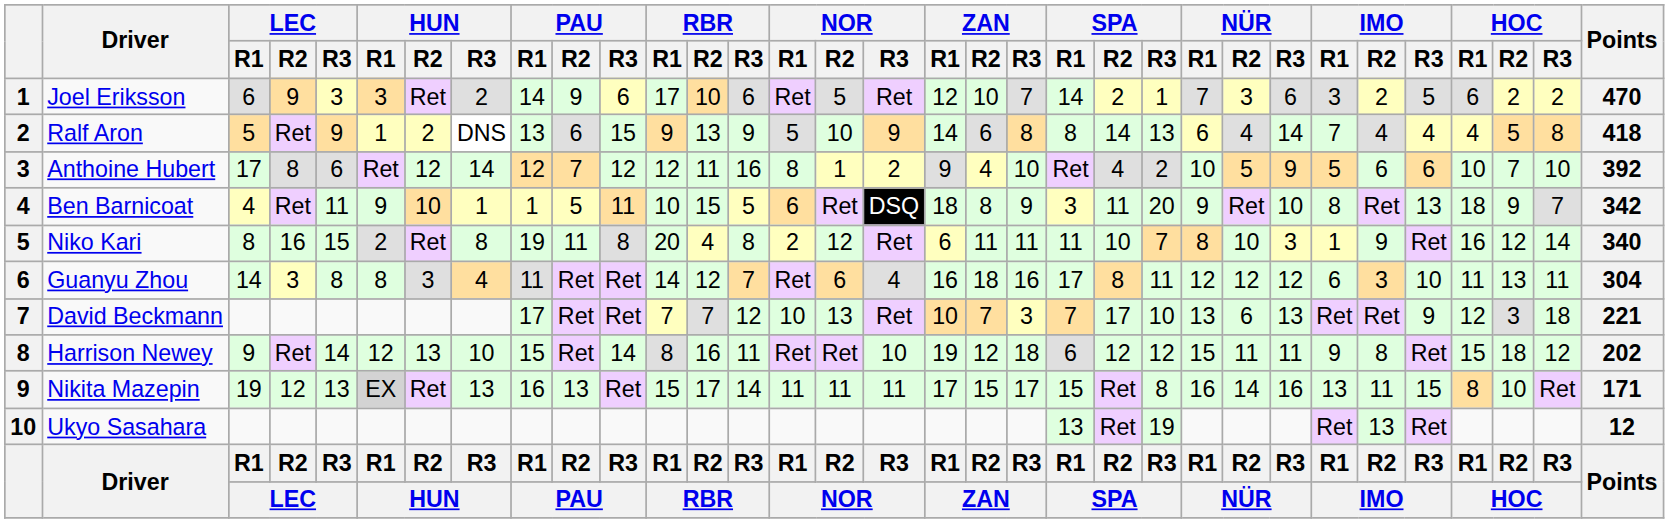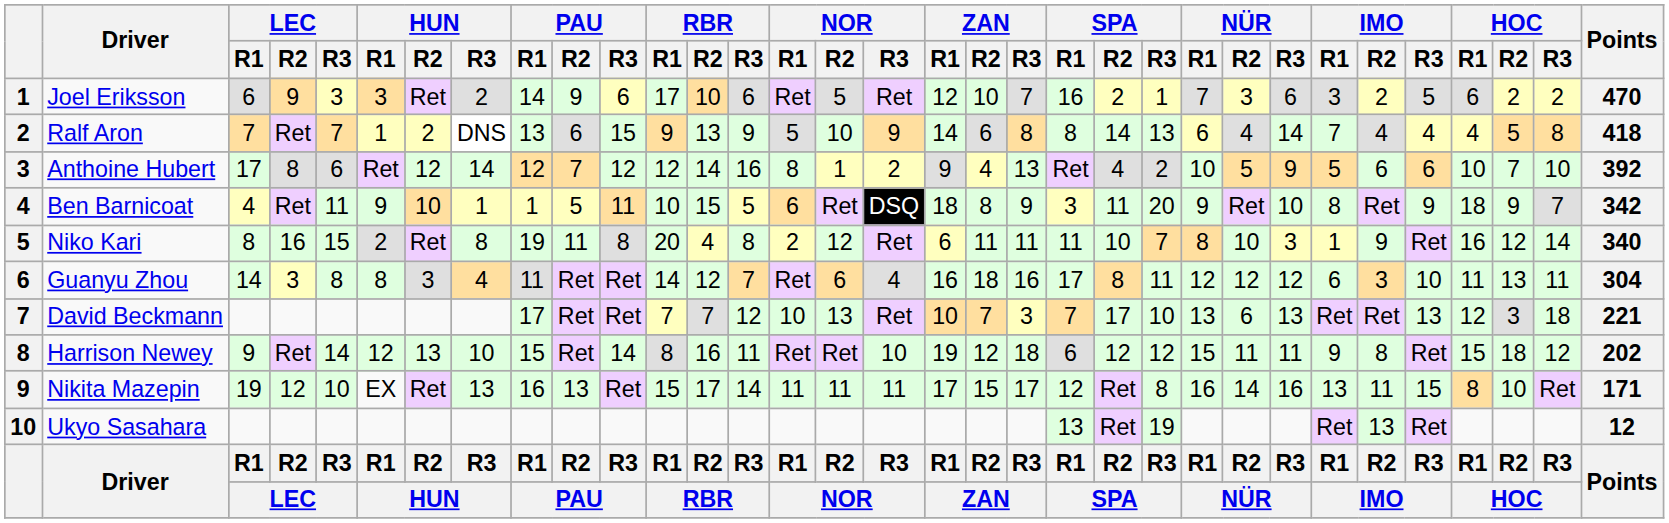(1071, 96) 14 -> (1071, 96) 16
(249, 133) 5 -> (249, 133) 7
(337, 133) 9 -> (337, 133) 7
(708, 169) 11 -> (708, 169) 14
(1027, 169) 10 -> (1027, 169) 13
(1429, 206) 13 -> (1429, 206) 9
(1429, 316) 9 -> (1429, 316) 13
(337, 389) 13 -> (337, 389) 10
(381, 389) lightgrey background -> (381, 389) no background
(1071, 389) 15 -> (1071, 389) 12
